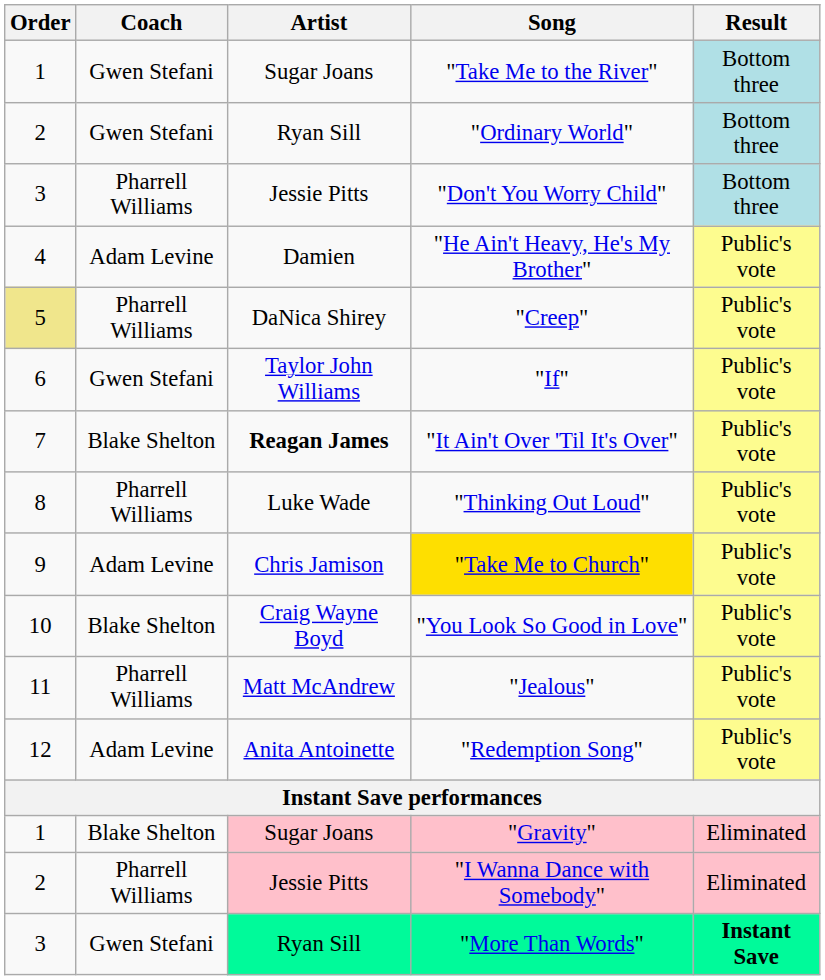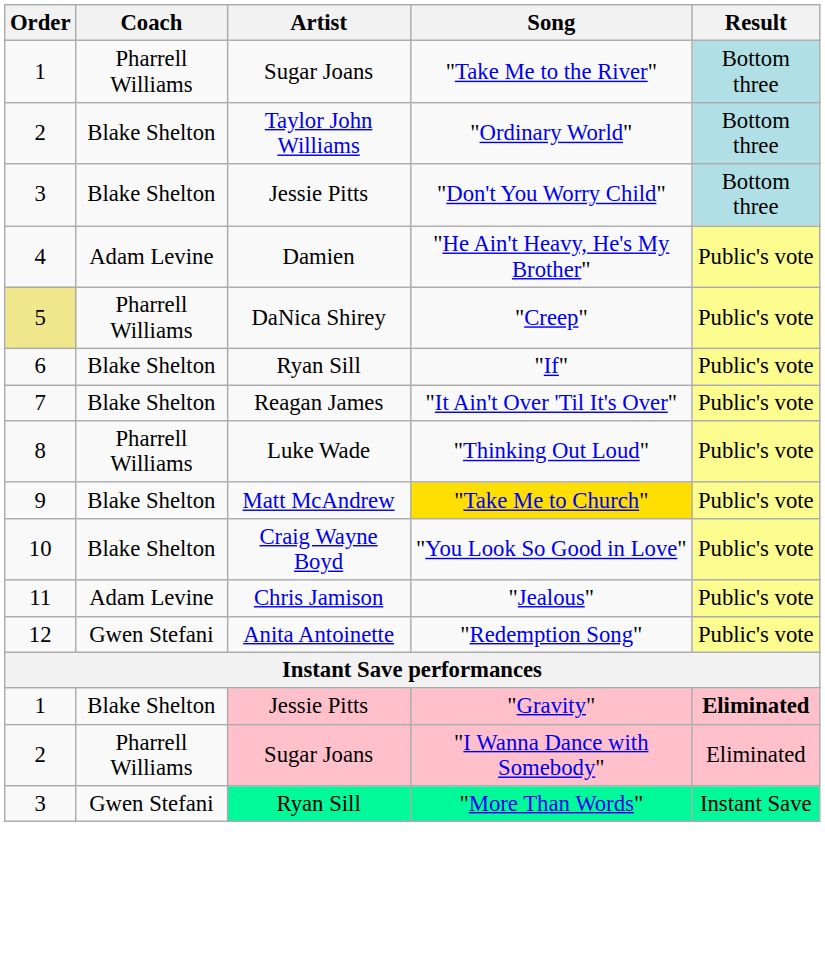(151, 71) Gwen Stefani -> (151, 71) Pharrell Williams
(151, 132) Gwen Stefani -> (151, 132) Blake Shelton
(319, 132) Ryan Sill -> (319, 132) Taylor John Williams
(151, 194) Pharrell Williams -> (151, 194) Blake Shelton
(151, 379) Gwen Stefani -> (151, 366) Blake Shelton
(319, 379) Taylor John Williams -> (319, 366) Ryan Sill
(319, 440) bold -> (319, 402) normal
(151, 564) Adam Levine -> (151, 500) Blake Shelton
(319, 564) Chris Jamison -> (319, 500) Matt McAndrew
(151, 687) Pharrell Williams -> (151, 597) Adam Levine
(319, 687) Matt McAndrew -> (319, 597) Chris Jamison
(151, 748) Adam Levine -> (151, 633) Gwen Stefani
(319, 833) Sugar Joans -> (319, 705) Jessie Pitts
(756, 833) normal -> (756, 705) bold
(319, 882) Jessie Pitts -> (319, 754) Sugar Joans
(756, 944) bold -> (756, 803) normal
